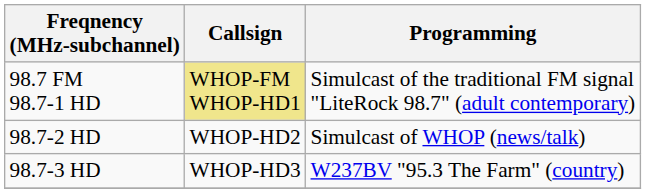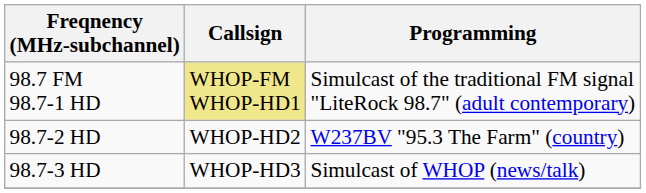(448, 136) Simulcast of WHOP (news/talk) -> (467, 136) W237BV "95.3 The Farm" (country)
(467, 170) W237BV "95.3 The Farm" (country) -> (448, 170) Simulcast of WHOP (news/talk)
